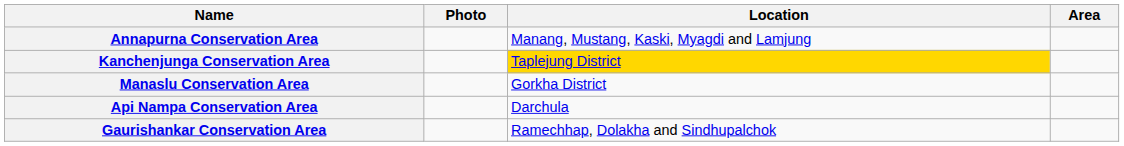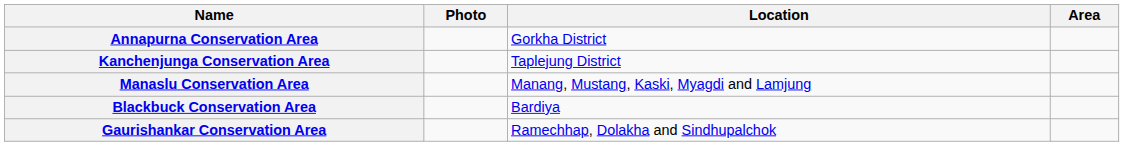(661, 38) Manang, Mustang, Kaski, Myagdi and Lamjung -> (559, 38) Gorkha District
(566, 61) gold background -> (566, 61) no background
(559, 84) Gorkha District -> (661, 84) Manang, Mustang, Kaski, Myagdi and Lamjung
+ row: (214, 107)
- row: (214, 107)
